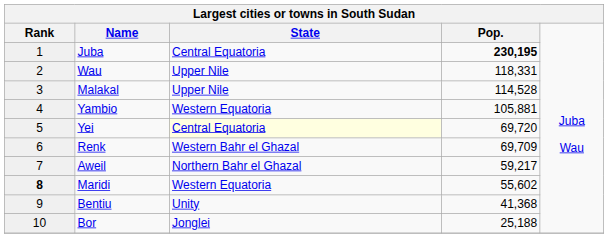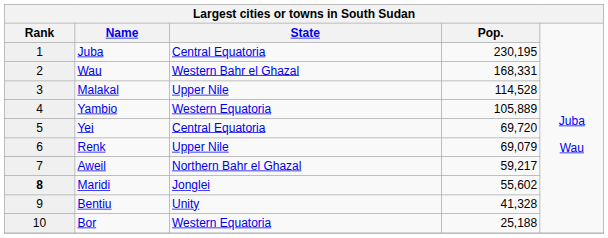(516, 52) bold -> (516, 52) normal
(200, 71) Upper Nile -> (236, 71) Western Bahr el Ghazal
(516, 71) 118,331 -> (516, 71) 168,331
(516, 109) 105,881 -> (516, 109) 105,889
(219, 128) lightyellow background -> (219, 128) no background
(236, 147) Western Bahr el Ghazal -> (200, 147) Upper Nile
(519, 147) 69,709 -> (519, 147) 69,079
(222, 185) Western Equatoria -> (191, 185) Jonglei
(519, 204) 41,368 -> (519, 204) 41,328
(191, 223) Jonglei -> (222, 223) Western Equatoria
